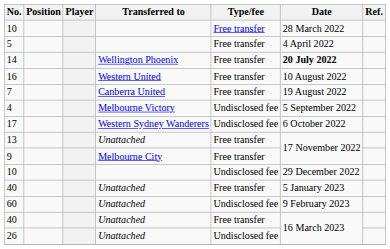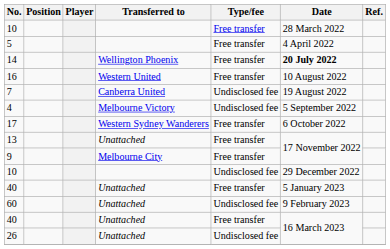(239, 92) Free transfer -> (246, 92) Undisclosed fee
(246, 124) Undisclosed fee -> (239, 124) Free transfer
